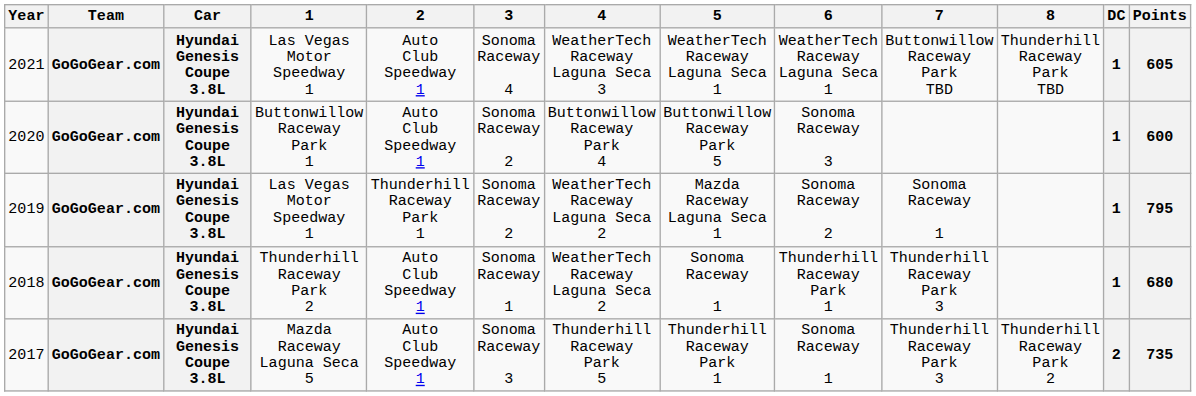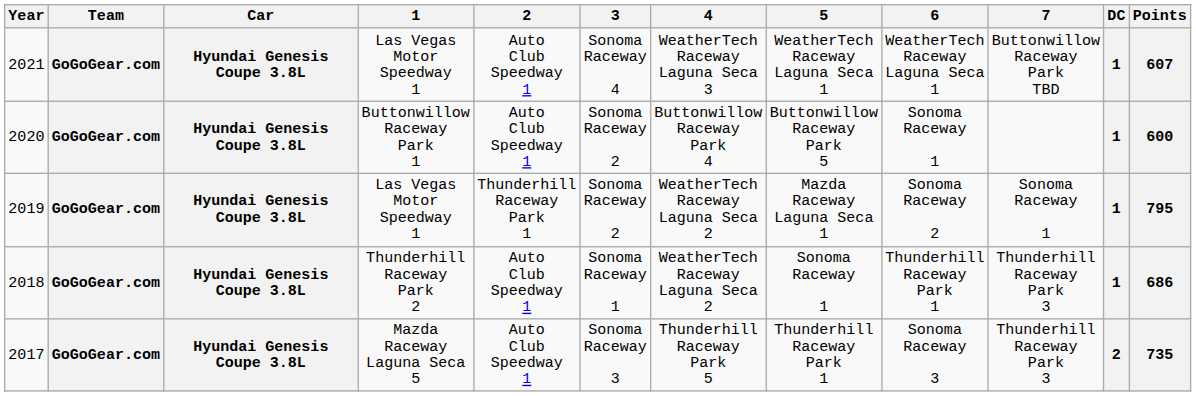- column: (1050, 17)
(1160, 65) 605 -> (1160, 65) 607
(828, 137) Sonoma Raceway 3 -> (935, 137) Sonoma Raceway 1
(1160, 283) 680 -> (1160, 283) 686
(828, 355) Sonoma Raceway 1 -> (935, 355) Sonoma Raceway 3
